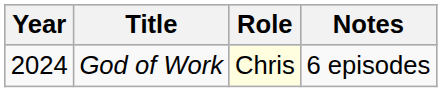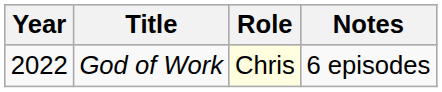(39, 65) 2024 -> (39, 65) 2022
